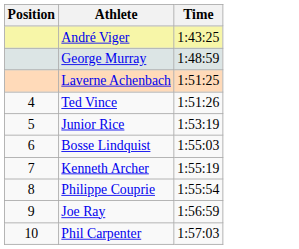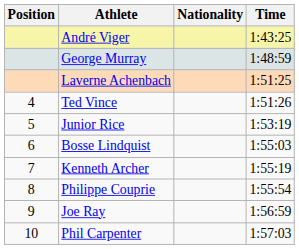+ column: (210, 15)
